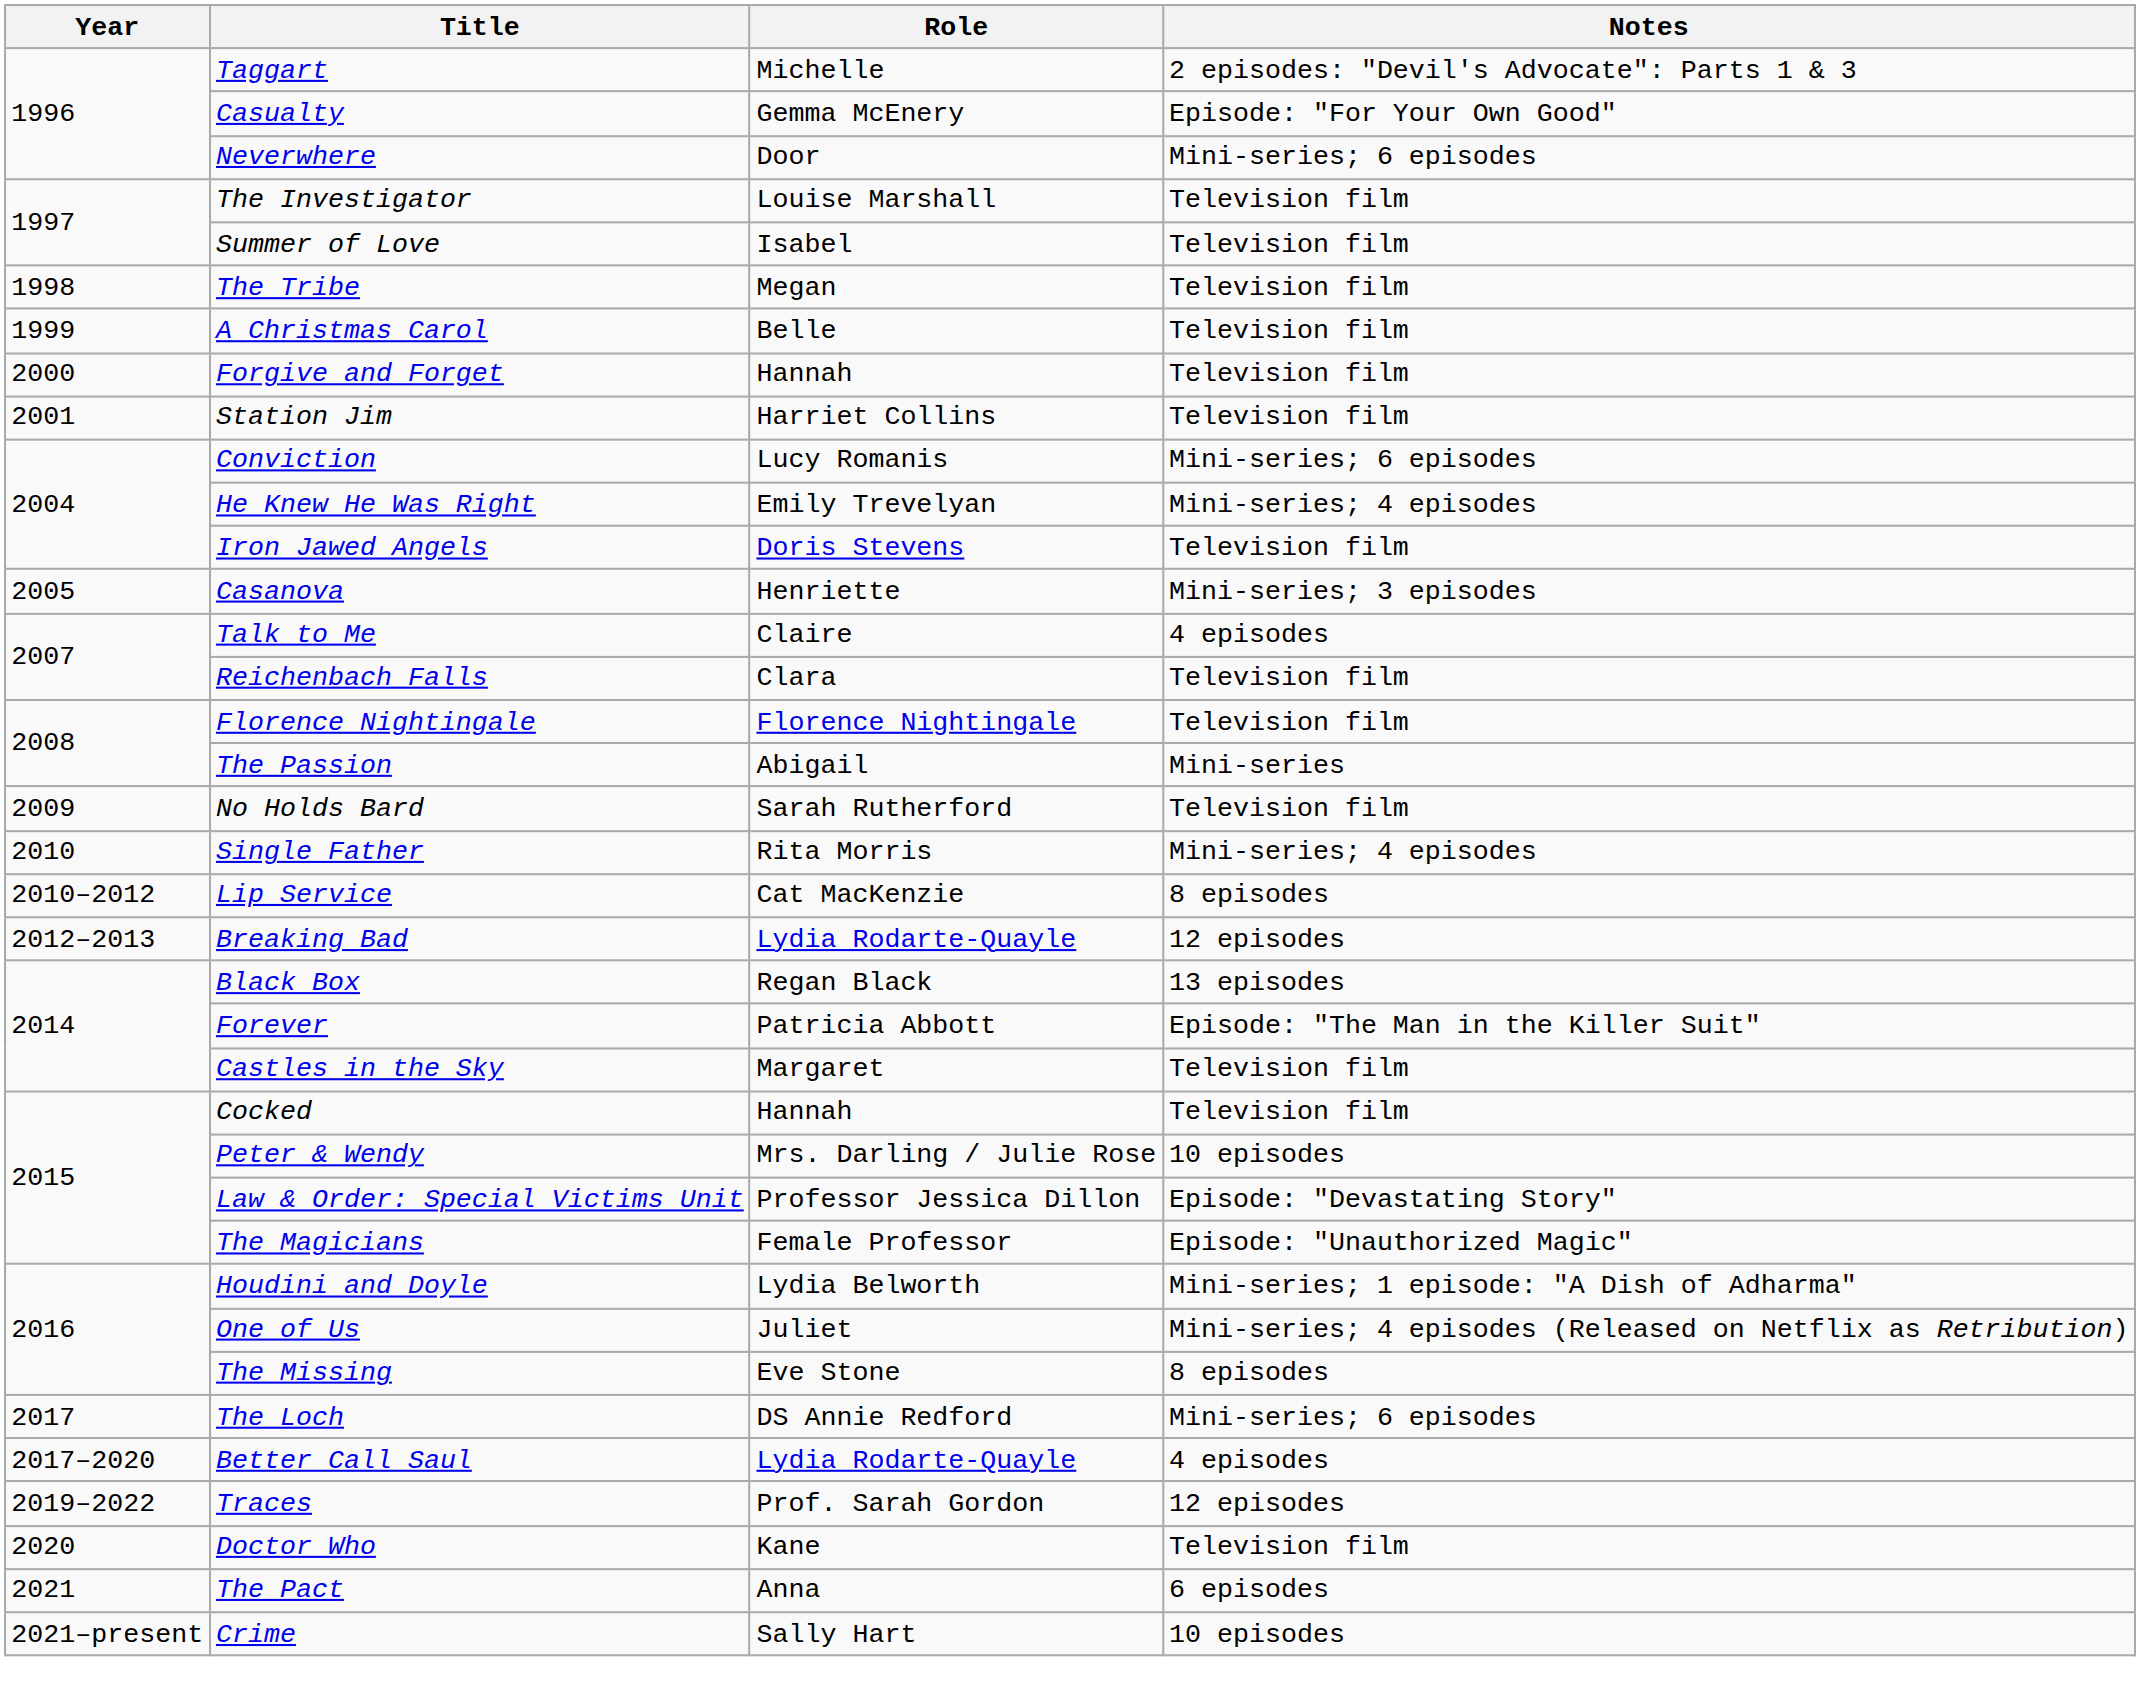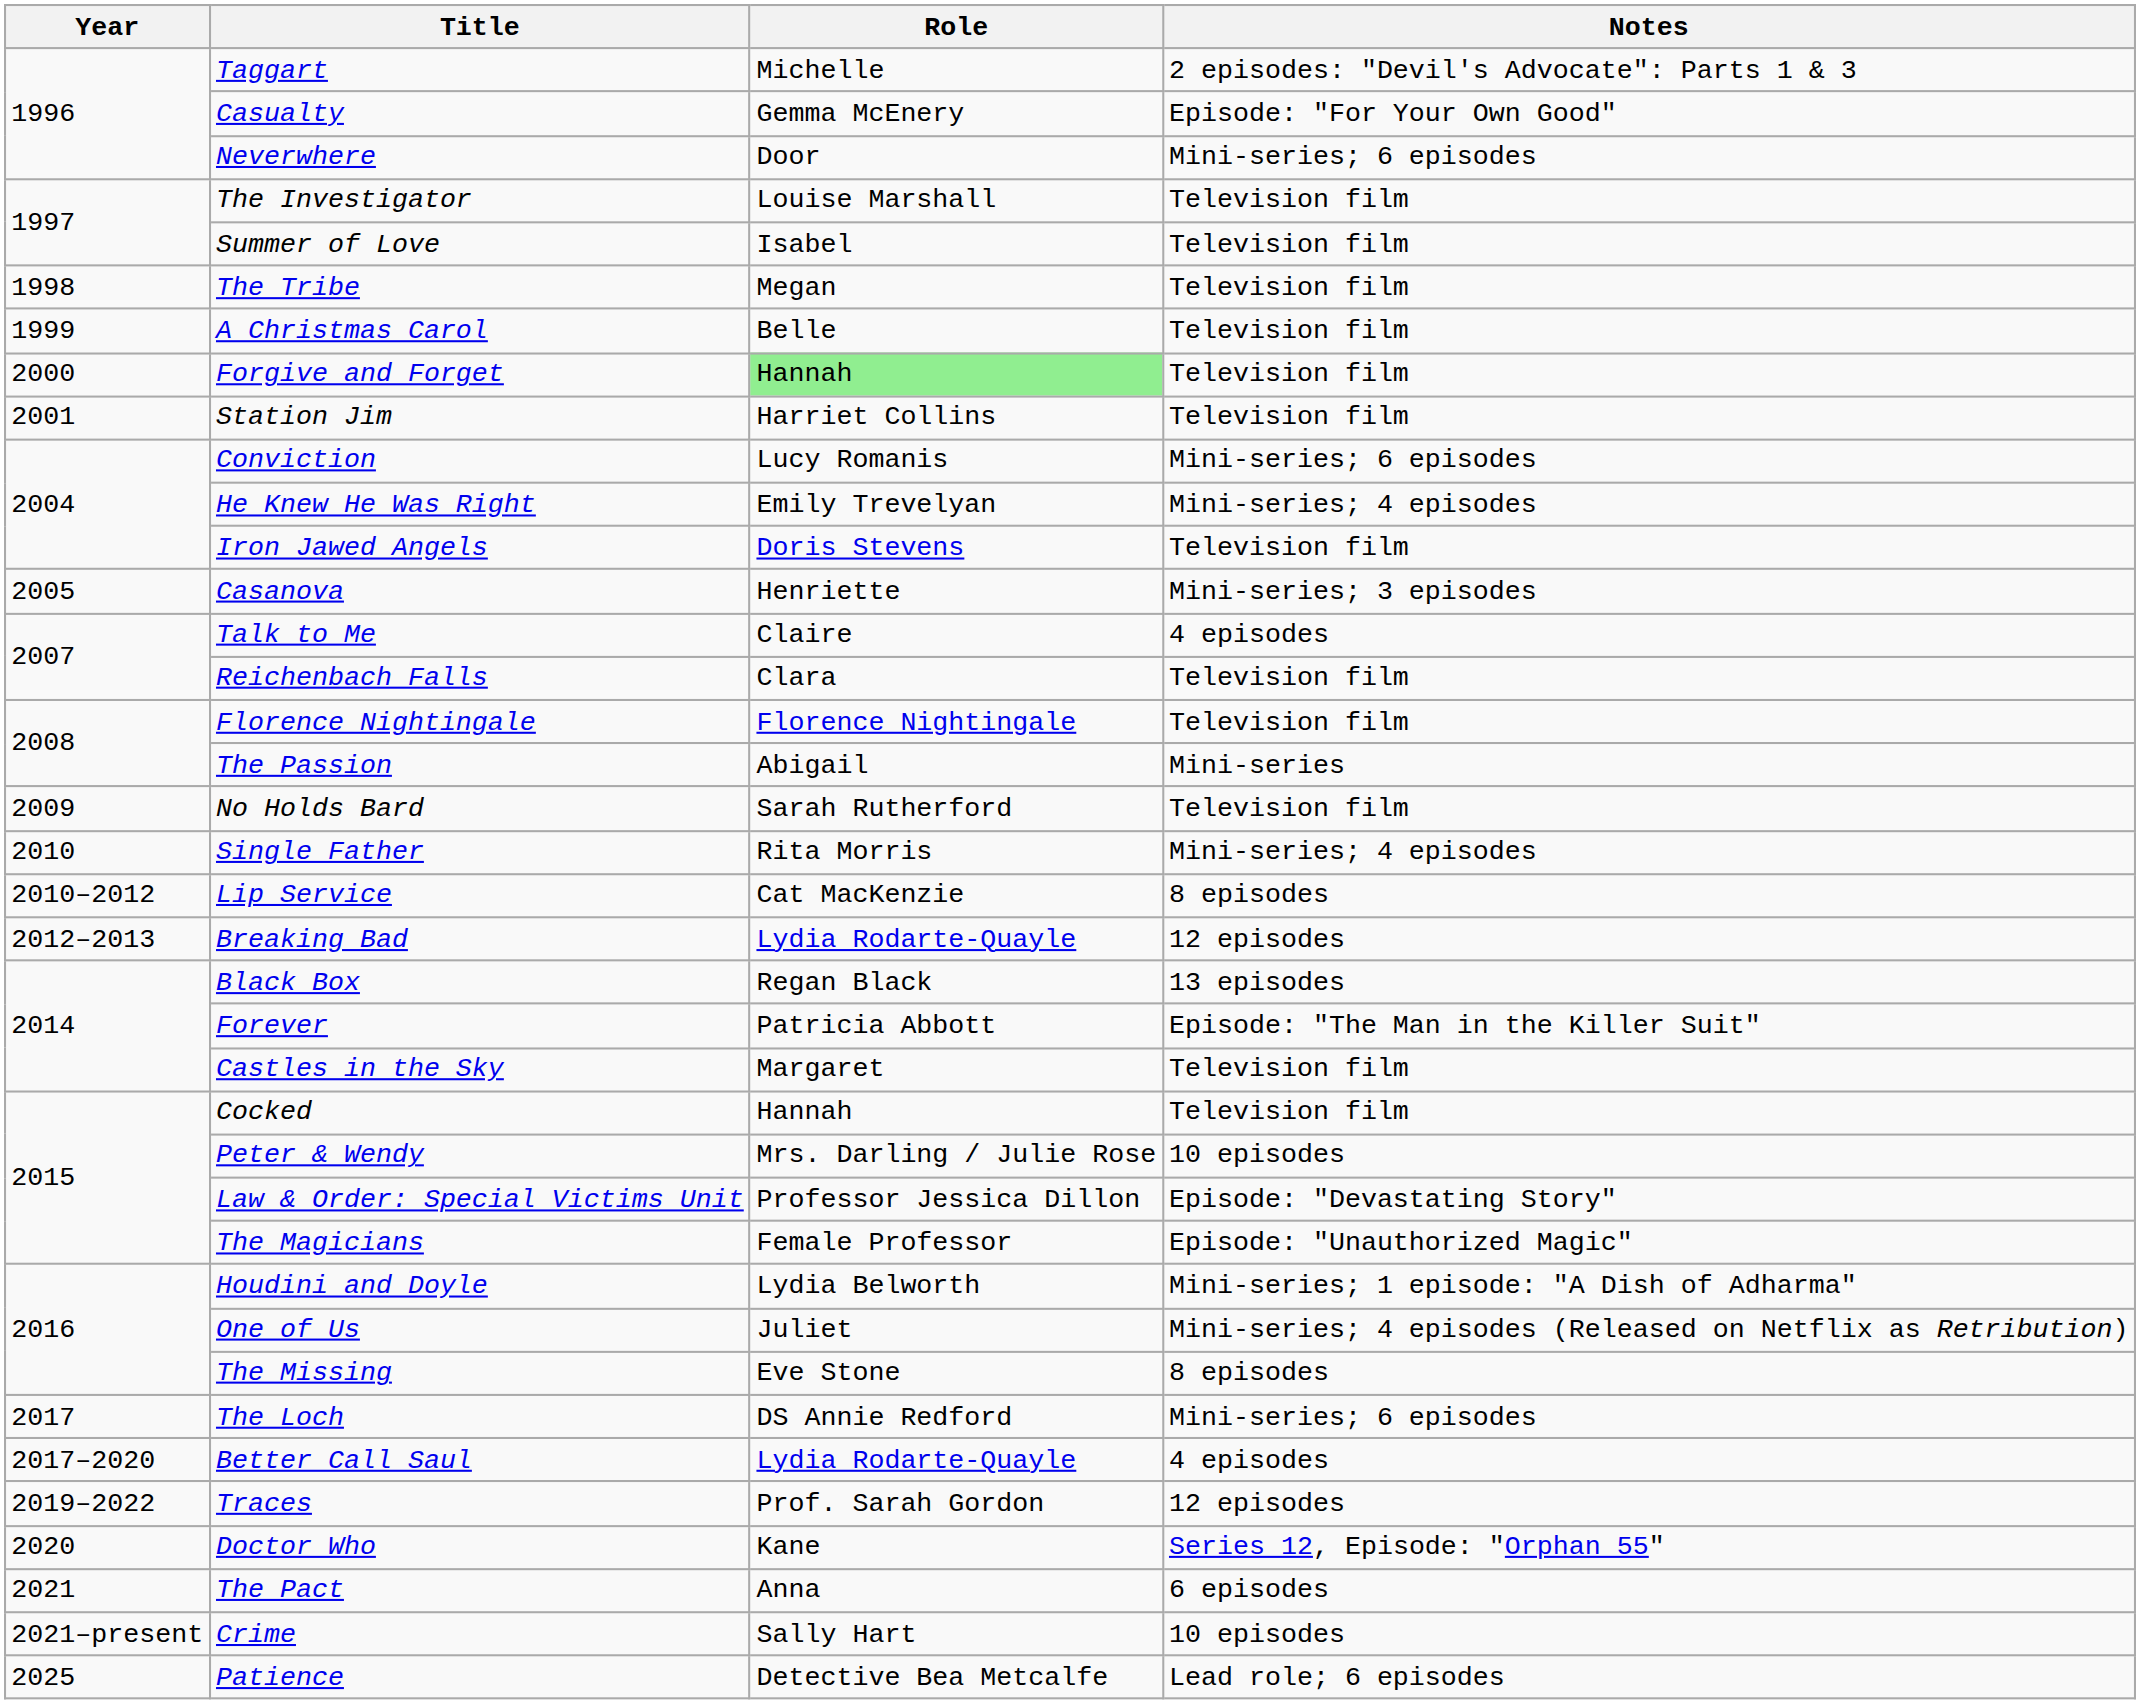(804, 374) no background -> (804, 374) lightgreen background
(1289, 1547) Television film -> (1417, 1547) Series 12, Episode: "Orphan 55"
+ row: (280, 1677)
